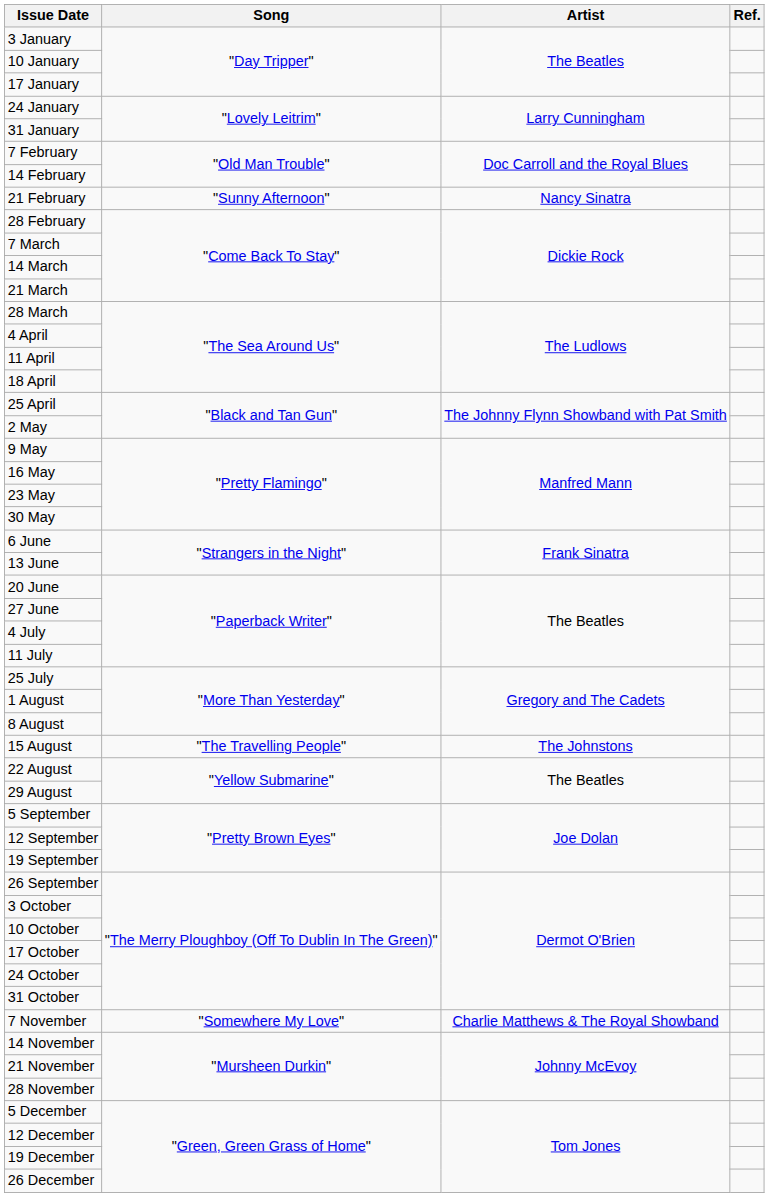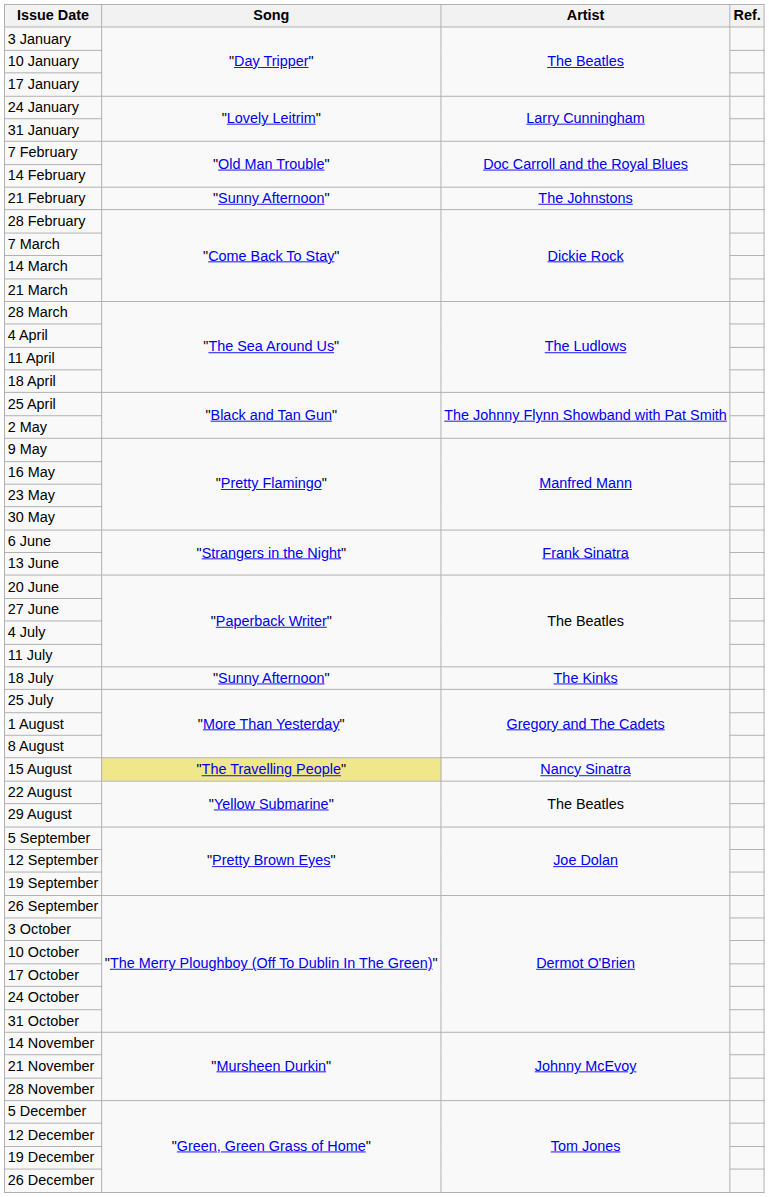(586, 198) Nancy Sinatra -> (586, 198) The Johnstons
+ row: (31, 678)
(271, 746) no background -> (271, 769) khaki background
(586, 746) The Johnstons -> (586, 769) Nancy Sinatra
- row: (47, 1020)
